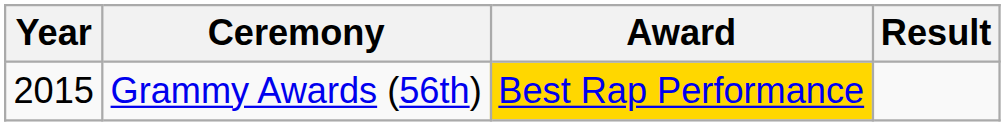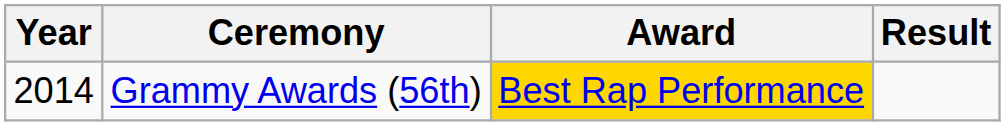(54, 90) 2015 -> (54, 90) 2014
